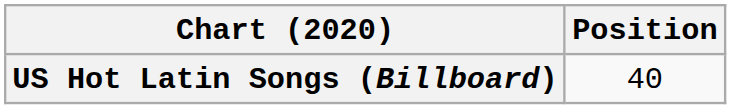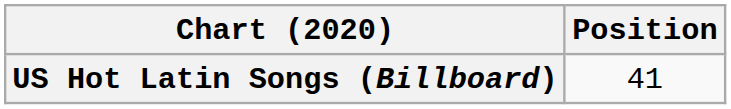(645, 79) 40 -> (645, 79) 41
